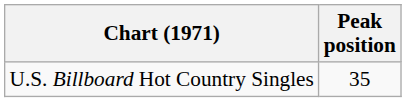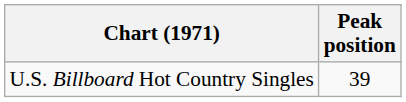(360, 79) 35 -> (360, 79) 39
